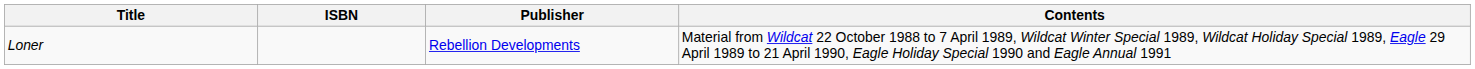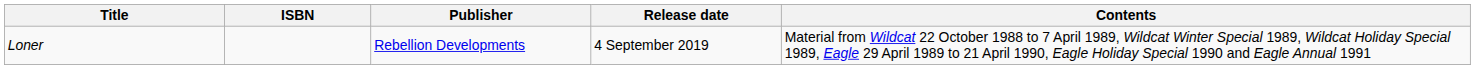+ column: (686, 15)
